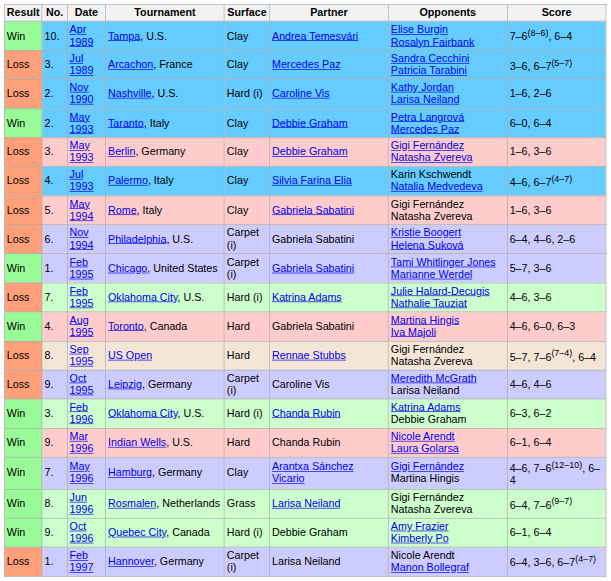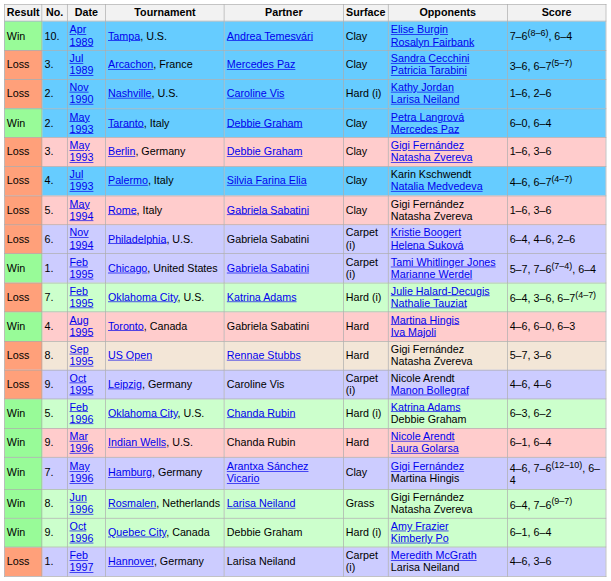columns swapped: (247, 13) <-> (329, 13)
(531, 268) 5–7, 3–6 -> (553, 268) 5–7, 7–6(7–4), 6–4
(531, 297) 4–6, 3–6 -> (553, 297) 6–4, 3–6, 6–7(4–7)
(553, 355) 5–7, 7–6(7–4), 6–4 -> (531, 355) 5–7, 3–6
(434, 384) Meredith McGrath Larisa Neiland -> (430, 384) Nicole Arendt Manon Bollegraf
(49, 413) 3. -> (49, 413) 5.
(430, 562) Nicole Arendt Manon Bollegraf -> (434, 562) Meredith McGrath Larisa Neiland
(553, 562) 6–4, 3–6, 6–7(4–7) -> (531, 562) 4–6, 3–6
